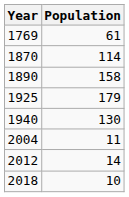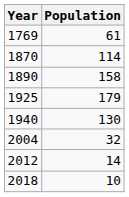(113, 139) 11 -> (113, 139) 32
